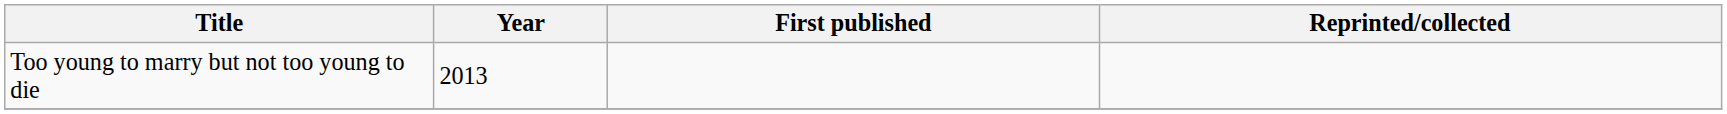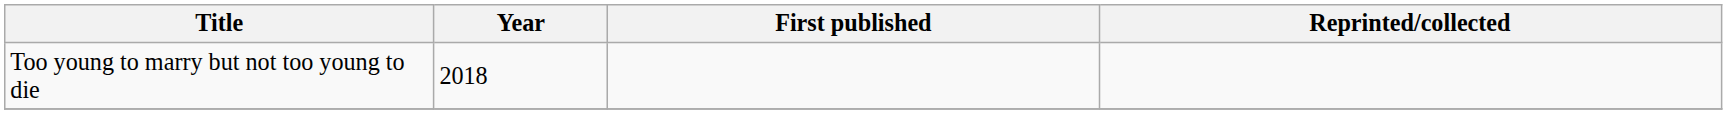(464, 75) 2013 -> (464, 75) 2018
